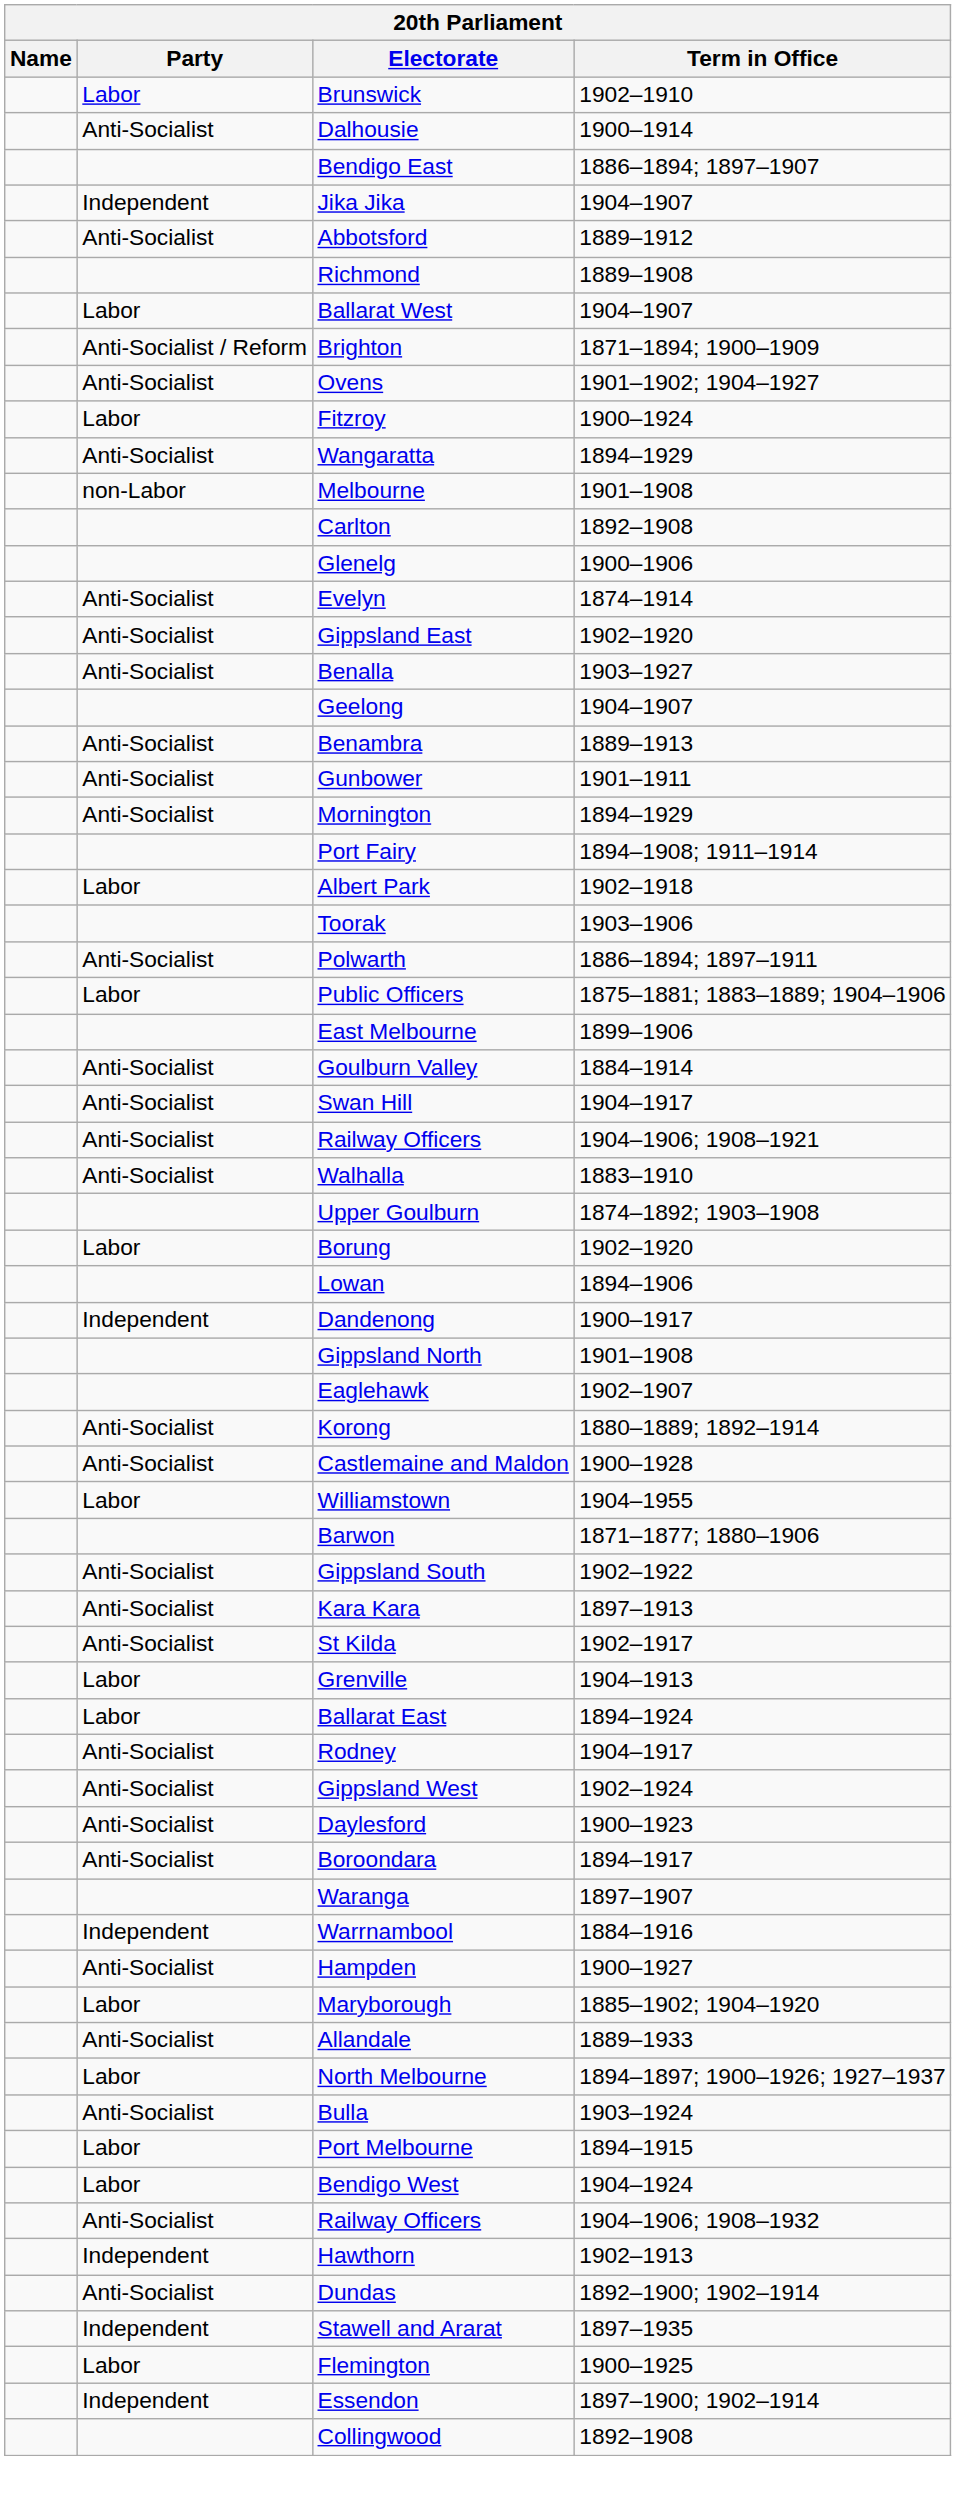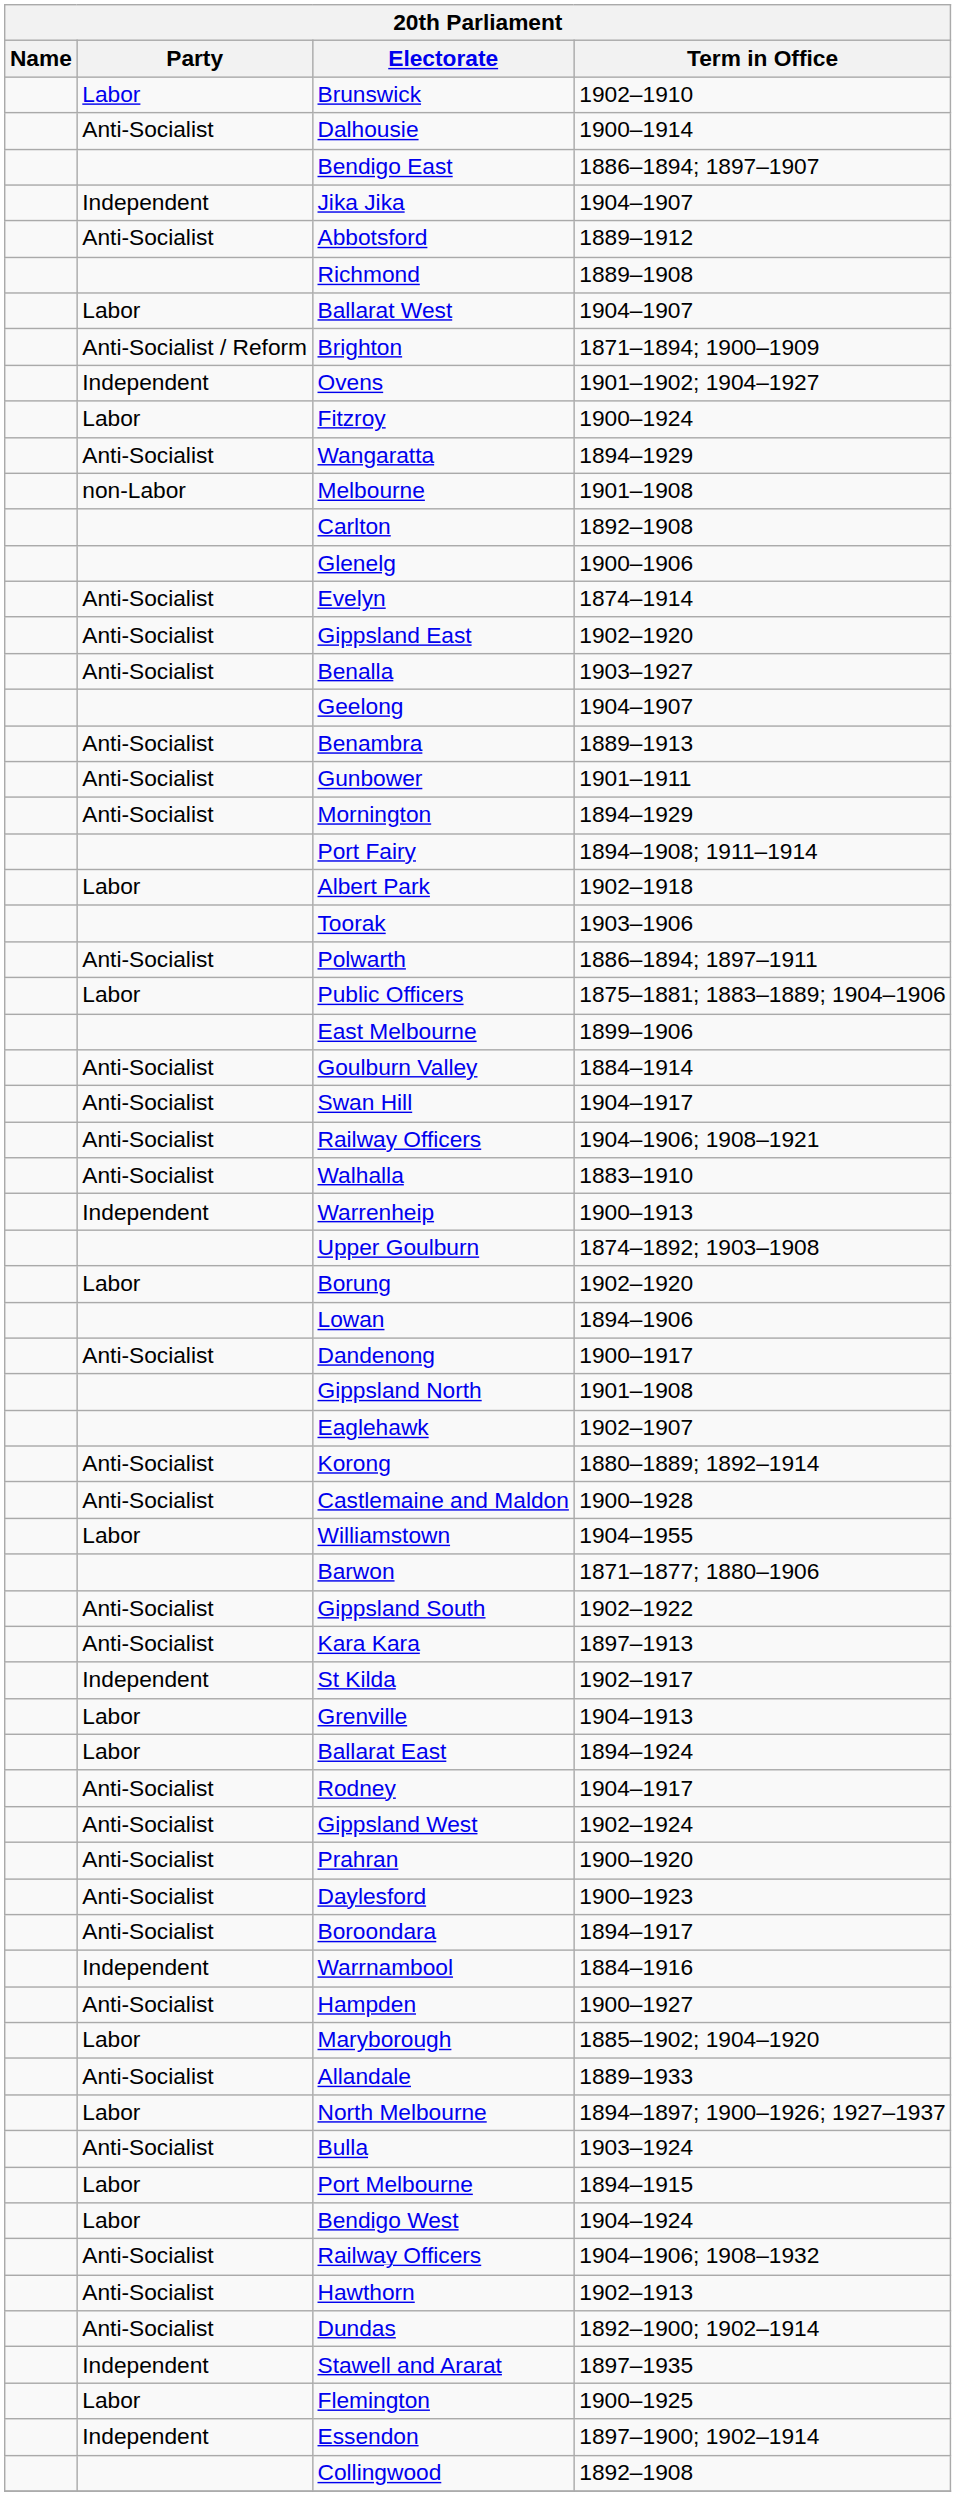(148, 382) Anti-Socialist -> (145, 382) Independent
+ row: (376, 1211)
(145, 1319) Independent -> (148, 1355) Anti-Socialist
(148, 1643) Anti-Socialist -> (145, 1680) Independent
+ row: (358, 1860)
- row: (363, 1896)
(145, 2256) Independent -> (148, 2292) Anti-Socialist
